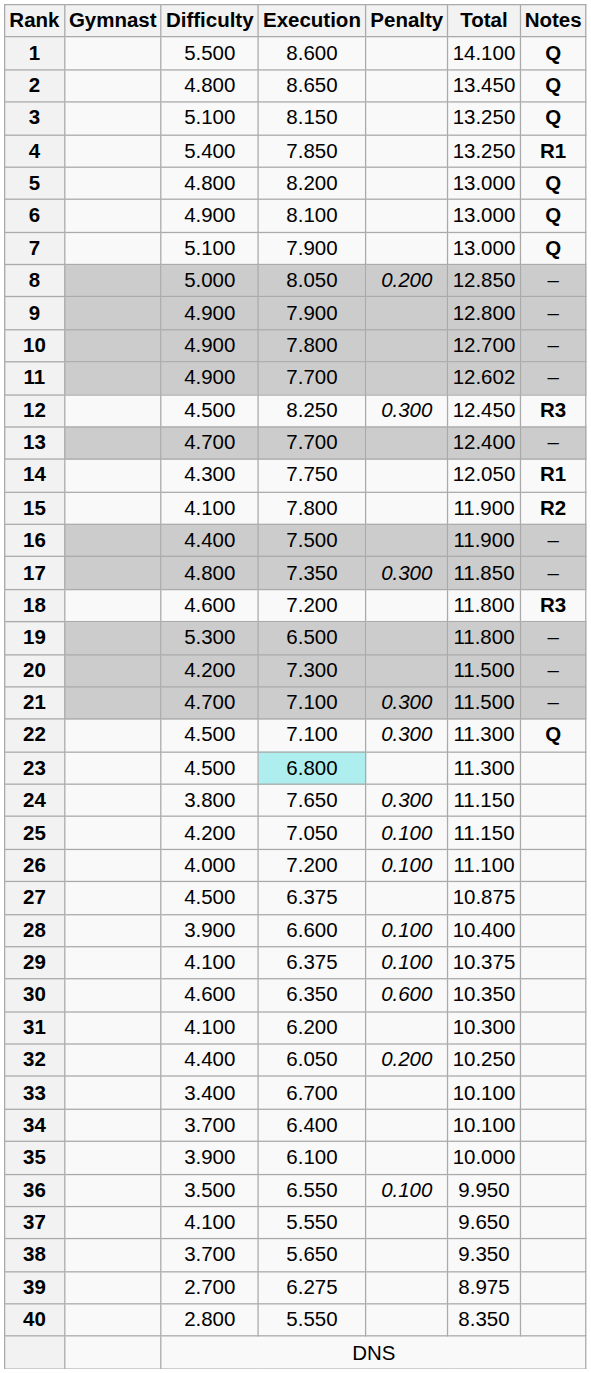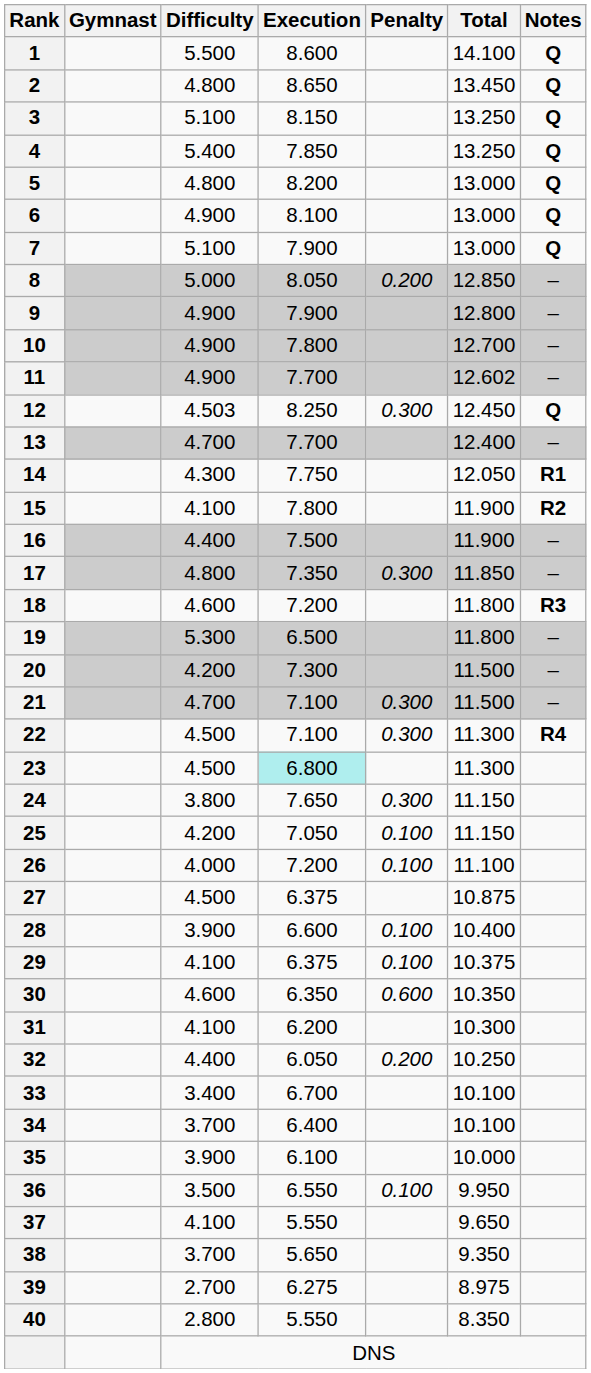(553, 150) R1 -> (553, 150) Q
(210, 410) 4.500 -> (210, 410) 4.503
(553, 410) R3 -> (553, 410) Q
(553, 735) Q -> (553, 735) R4
